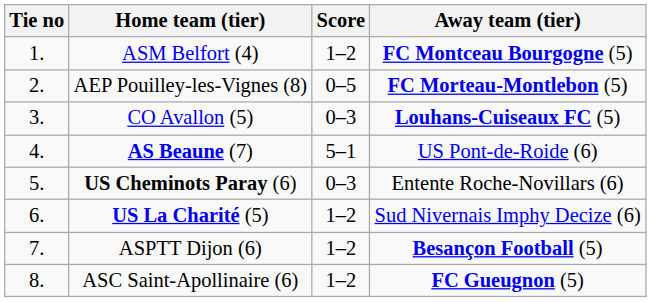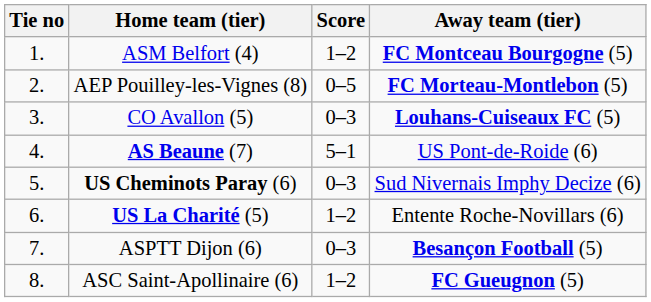(508, 183) Entente Roche-Novillars (6) -> (508, 183) Sud Nivernais Imphy Decize (6)
(508, 215) Sud Nivernais Imphy Decize (6) -> (508, 215) Entente Roche-Novillars (6)
(341, 248) 1–2 -> (341, 248) 0–3
